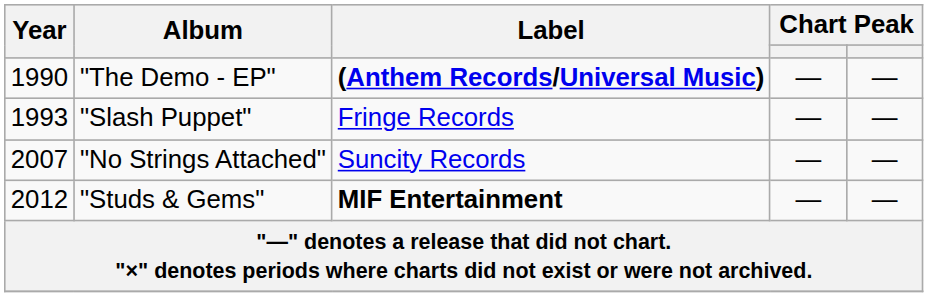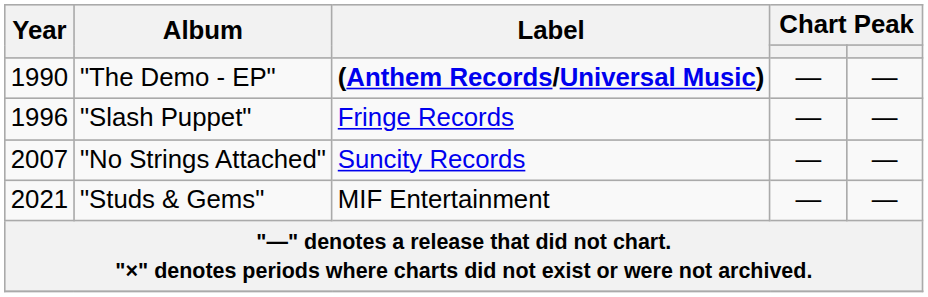(39, 118) 1993 -> (39, 118) 1996
(39, 200) 2012 -> (39, 200) 2021
(450, 200) bold -> (444, 200) normal
